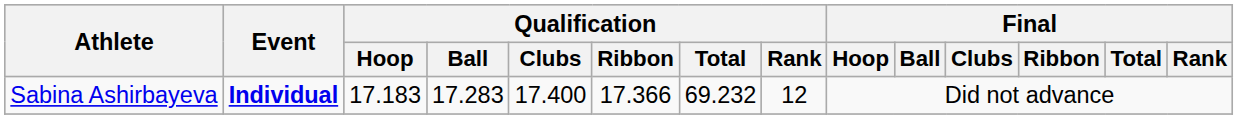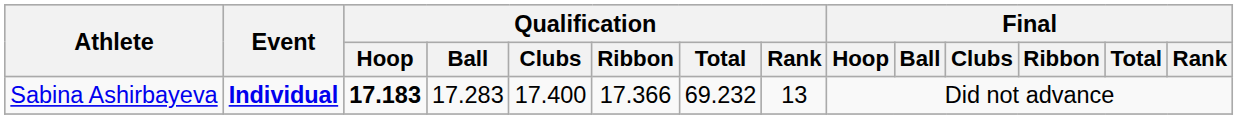(385, 96) normal -> (385, 96) bold
(794, 96) 12 -> (794, 96) 13
